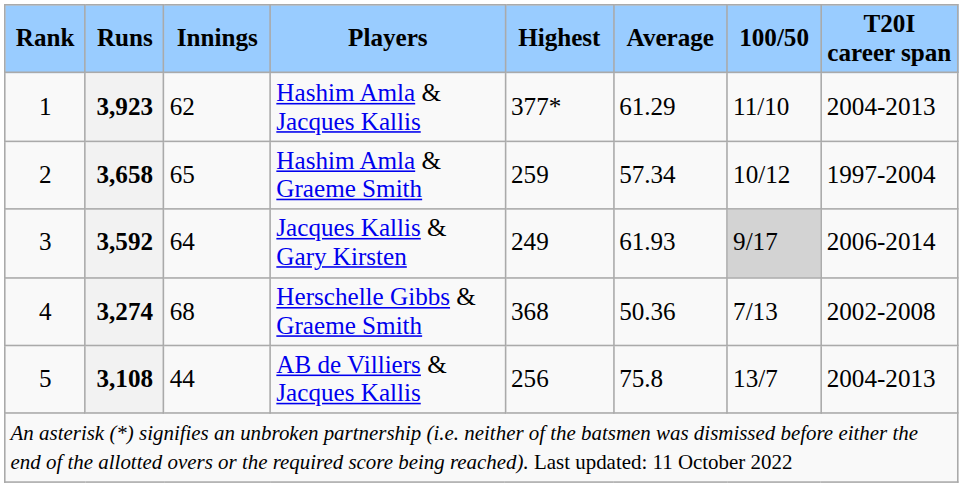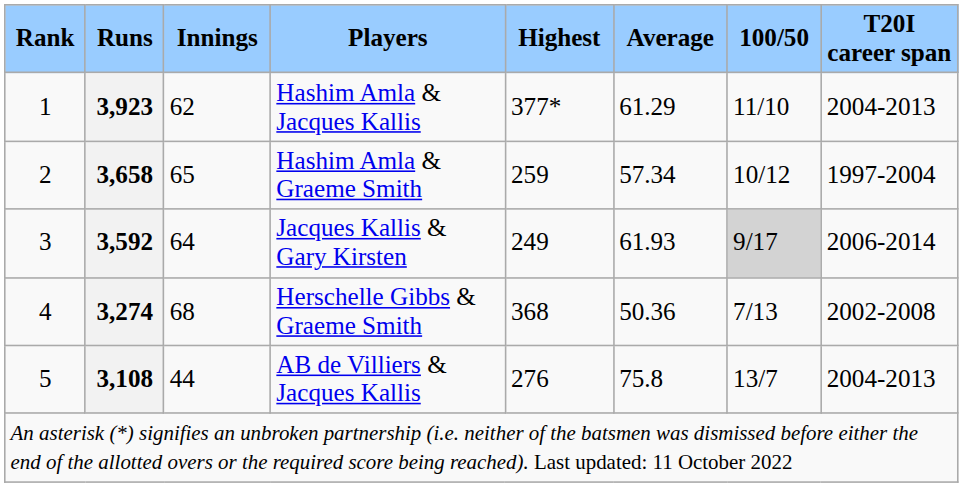(530, 379) 256 -> (530, 379) 276
